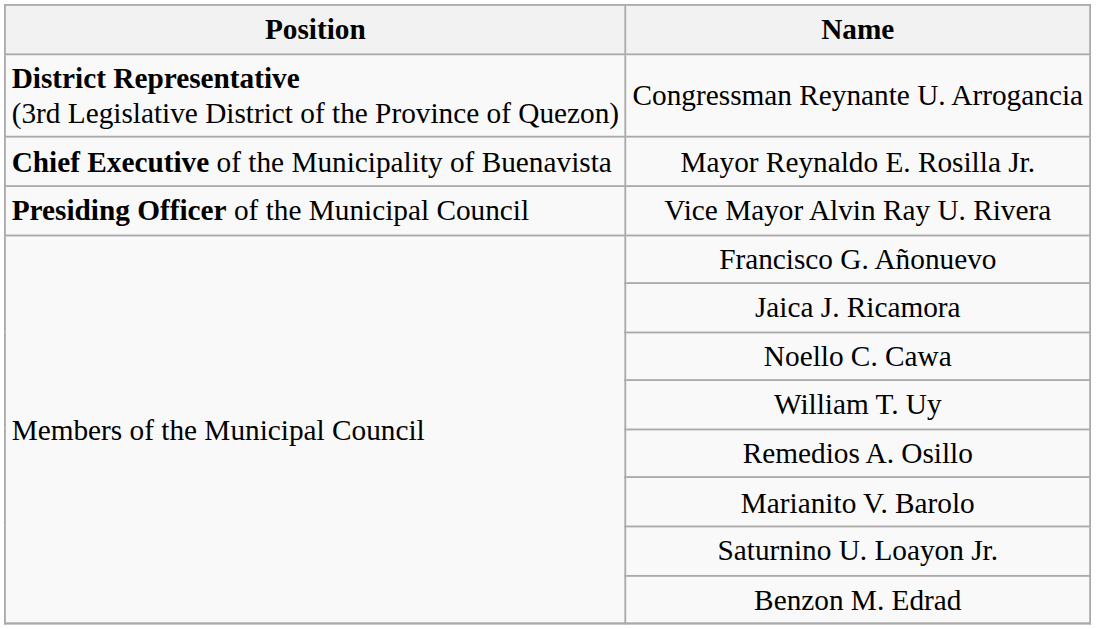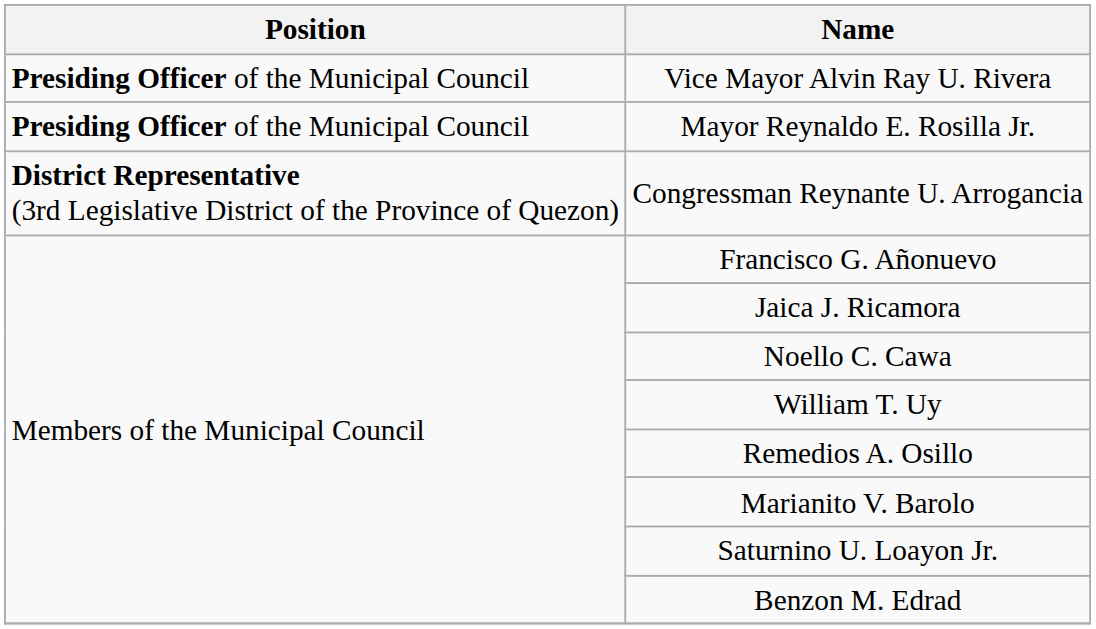rows swapped: (858, 95) <-> (858, 210)
(312, 161) Chief Executive of the Municipality of Buenavista -> (270, 126) Presiding Officer of the Municipal Council
